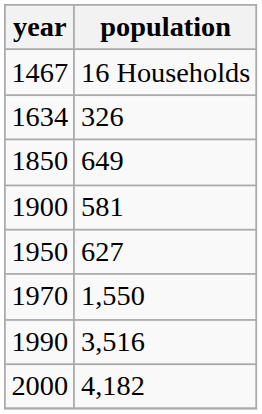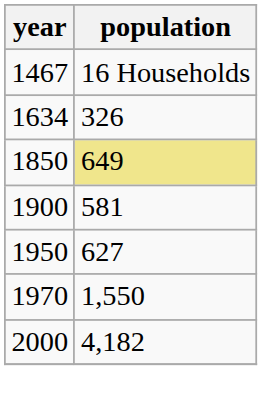(102, 161) no background -> (102, 161) khaki background
- row: (40, 341)
